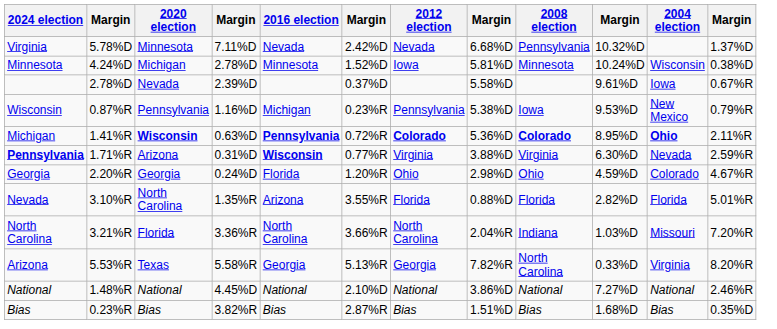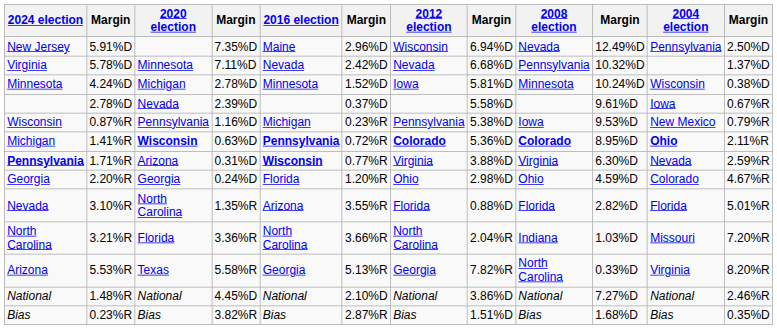+ row: (38, 46)
